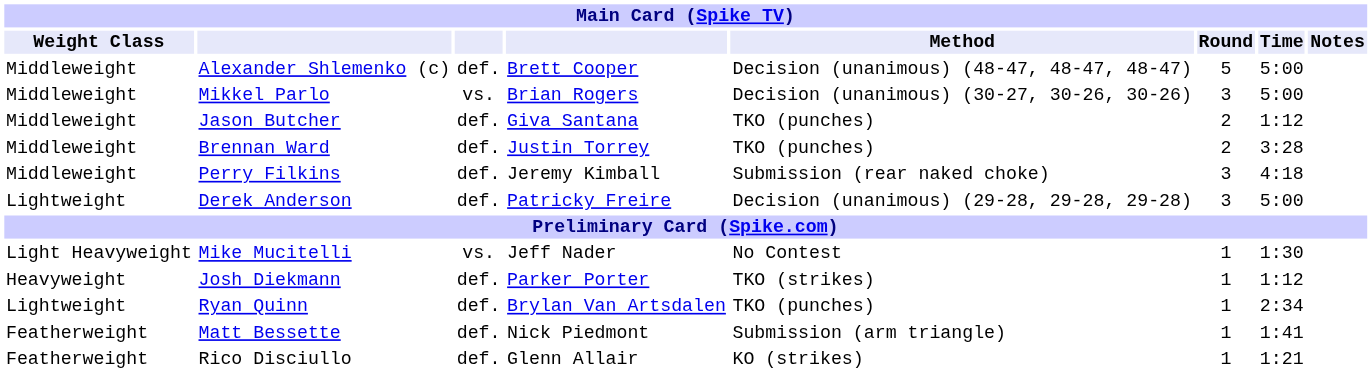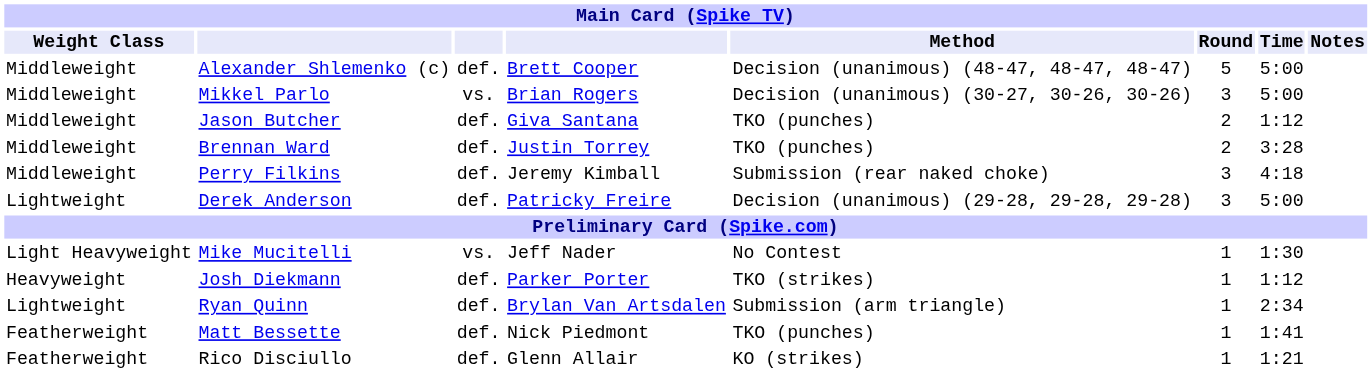(804, 306) TKO (punches) -> (869, 306) Submission (arm triangle)
(869, 333) Submission (arm triangle) -> (804, 333) TKO (punches)
